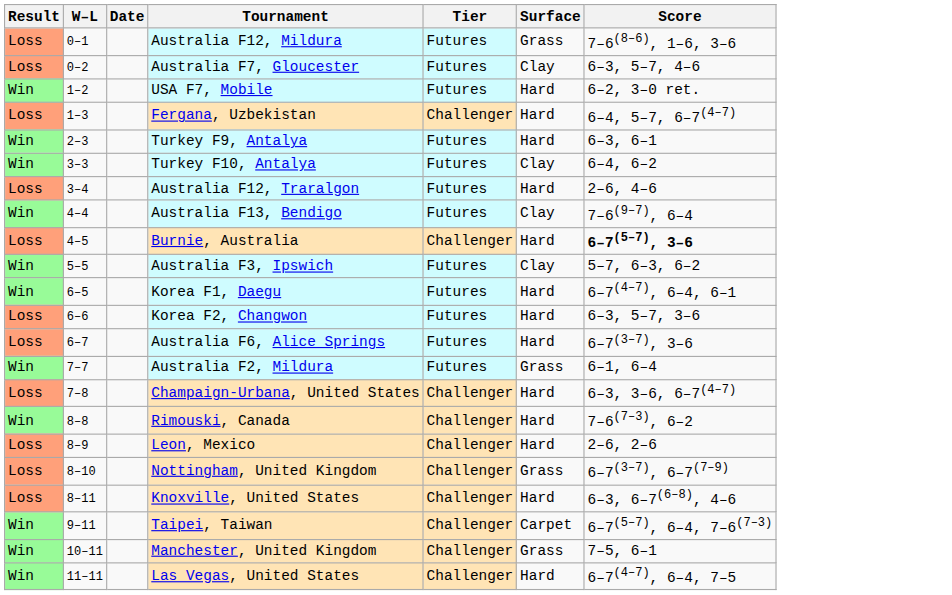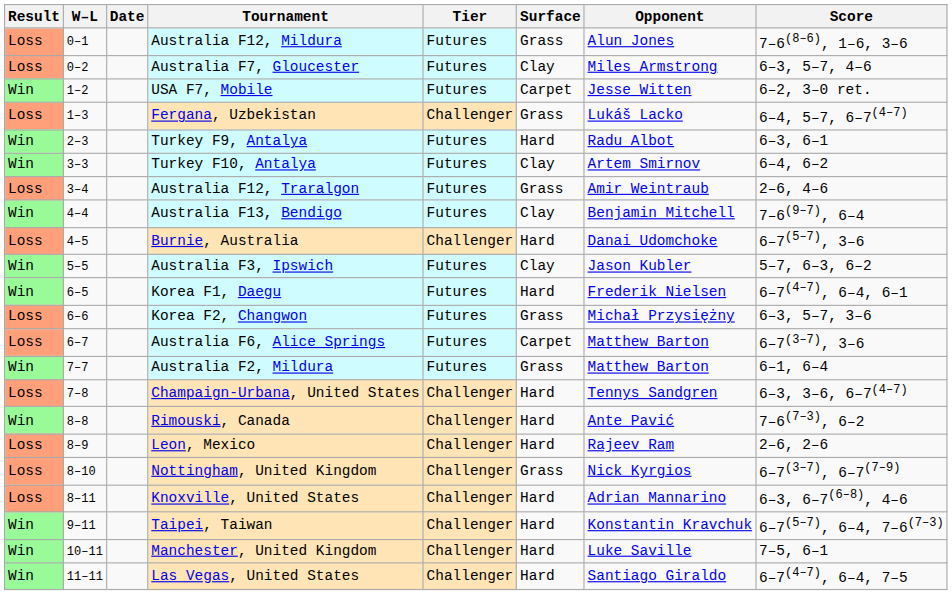+ column: (670, 16)
(537, 91) Hard -> (546, 91) Carpet
(537, 116) Hard -> (542, 116) Grass
(537, 188) Hard -> (542, 188) Grass
(640, 241) bold -> (812, 241) normal
(537, 317) Hard -> (542, 317) Grass
(537, 342) Hard -> (546, 342) Carpet
(546, 525) Carpet -> (537, 525) Hard
(542, 551) Grass -> (537, 551) Hard
